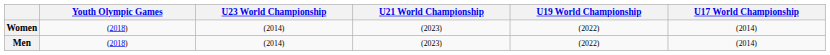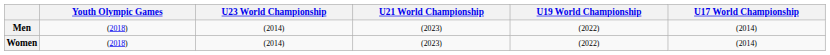rows swapped: (22, 43) <-> (22, 28)
